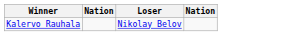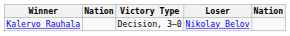+ column: (150, 11)
